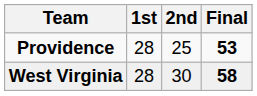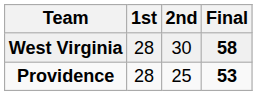rows swapped: (66, 76) <-> (66, 47)
